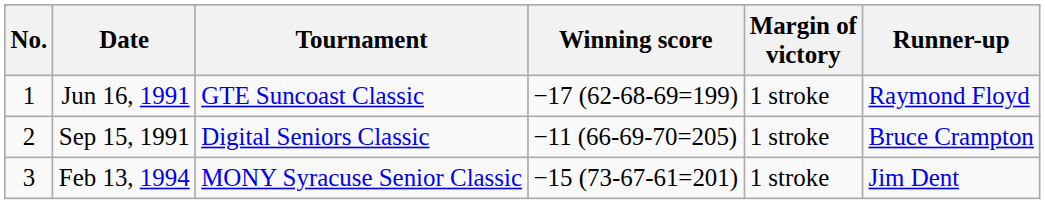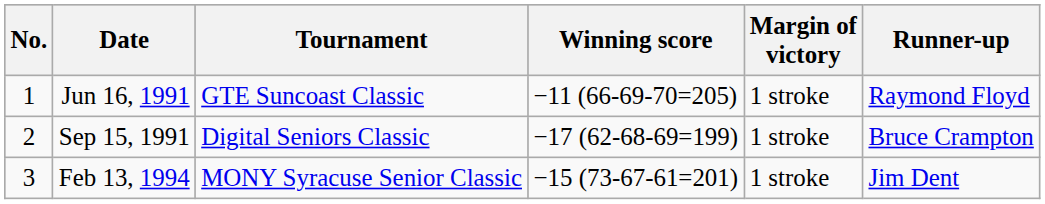(636, 95) −17 (62-68-69=199) -> (635, 95) −11 (66-69-70=205)
(635, 136) −11 (66-69-70=205) -> (636, 136) −17 (62-68-69=199)
